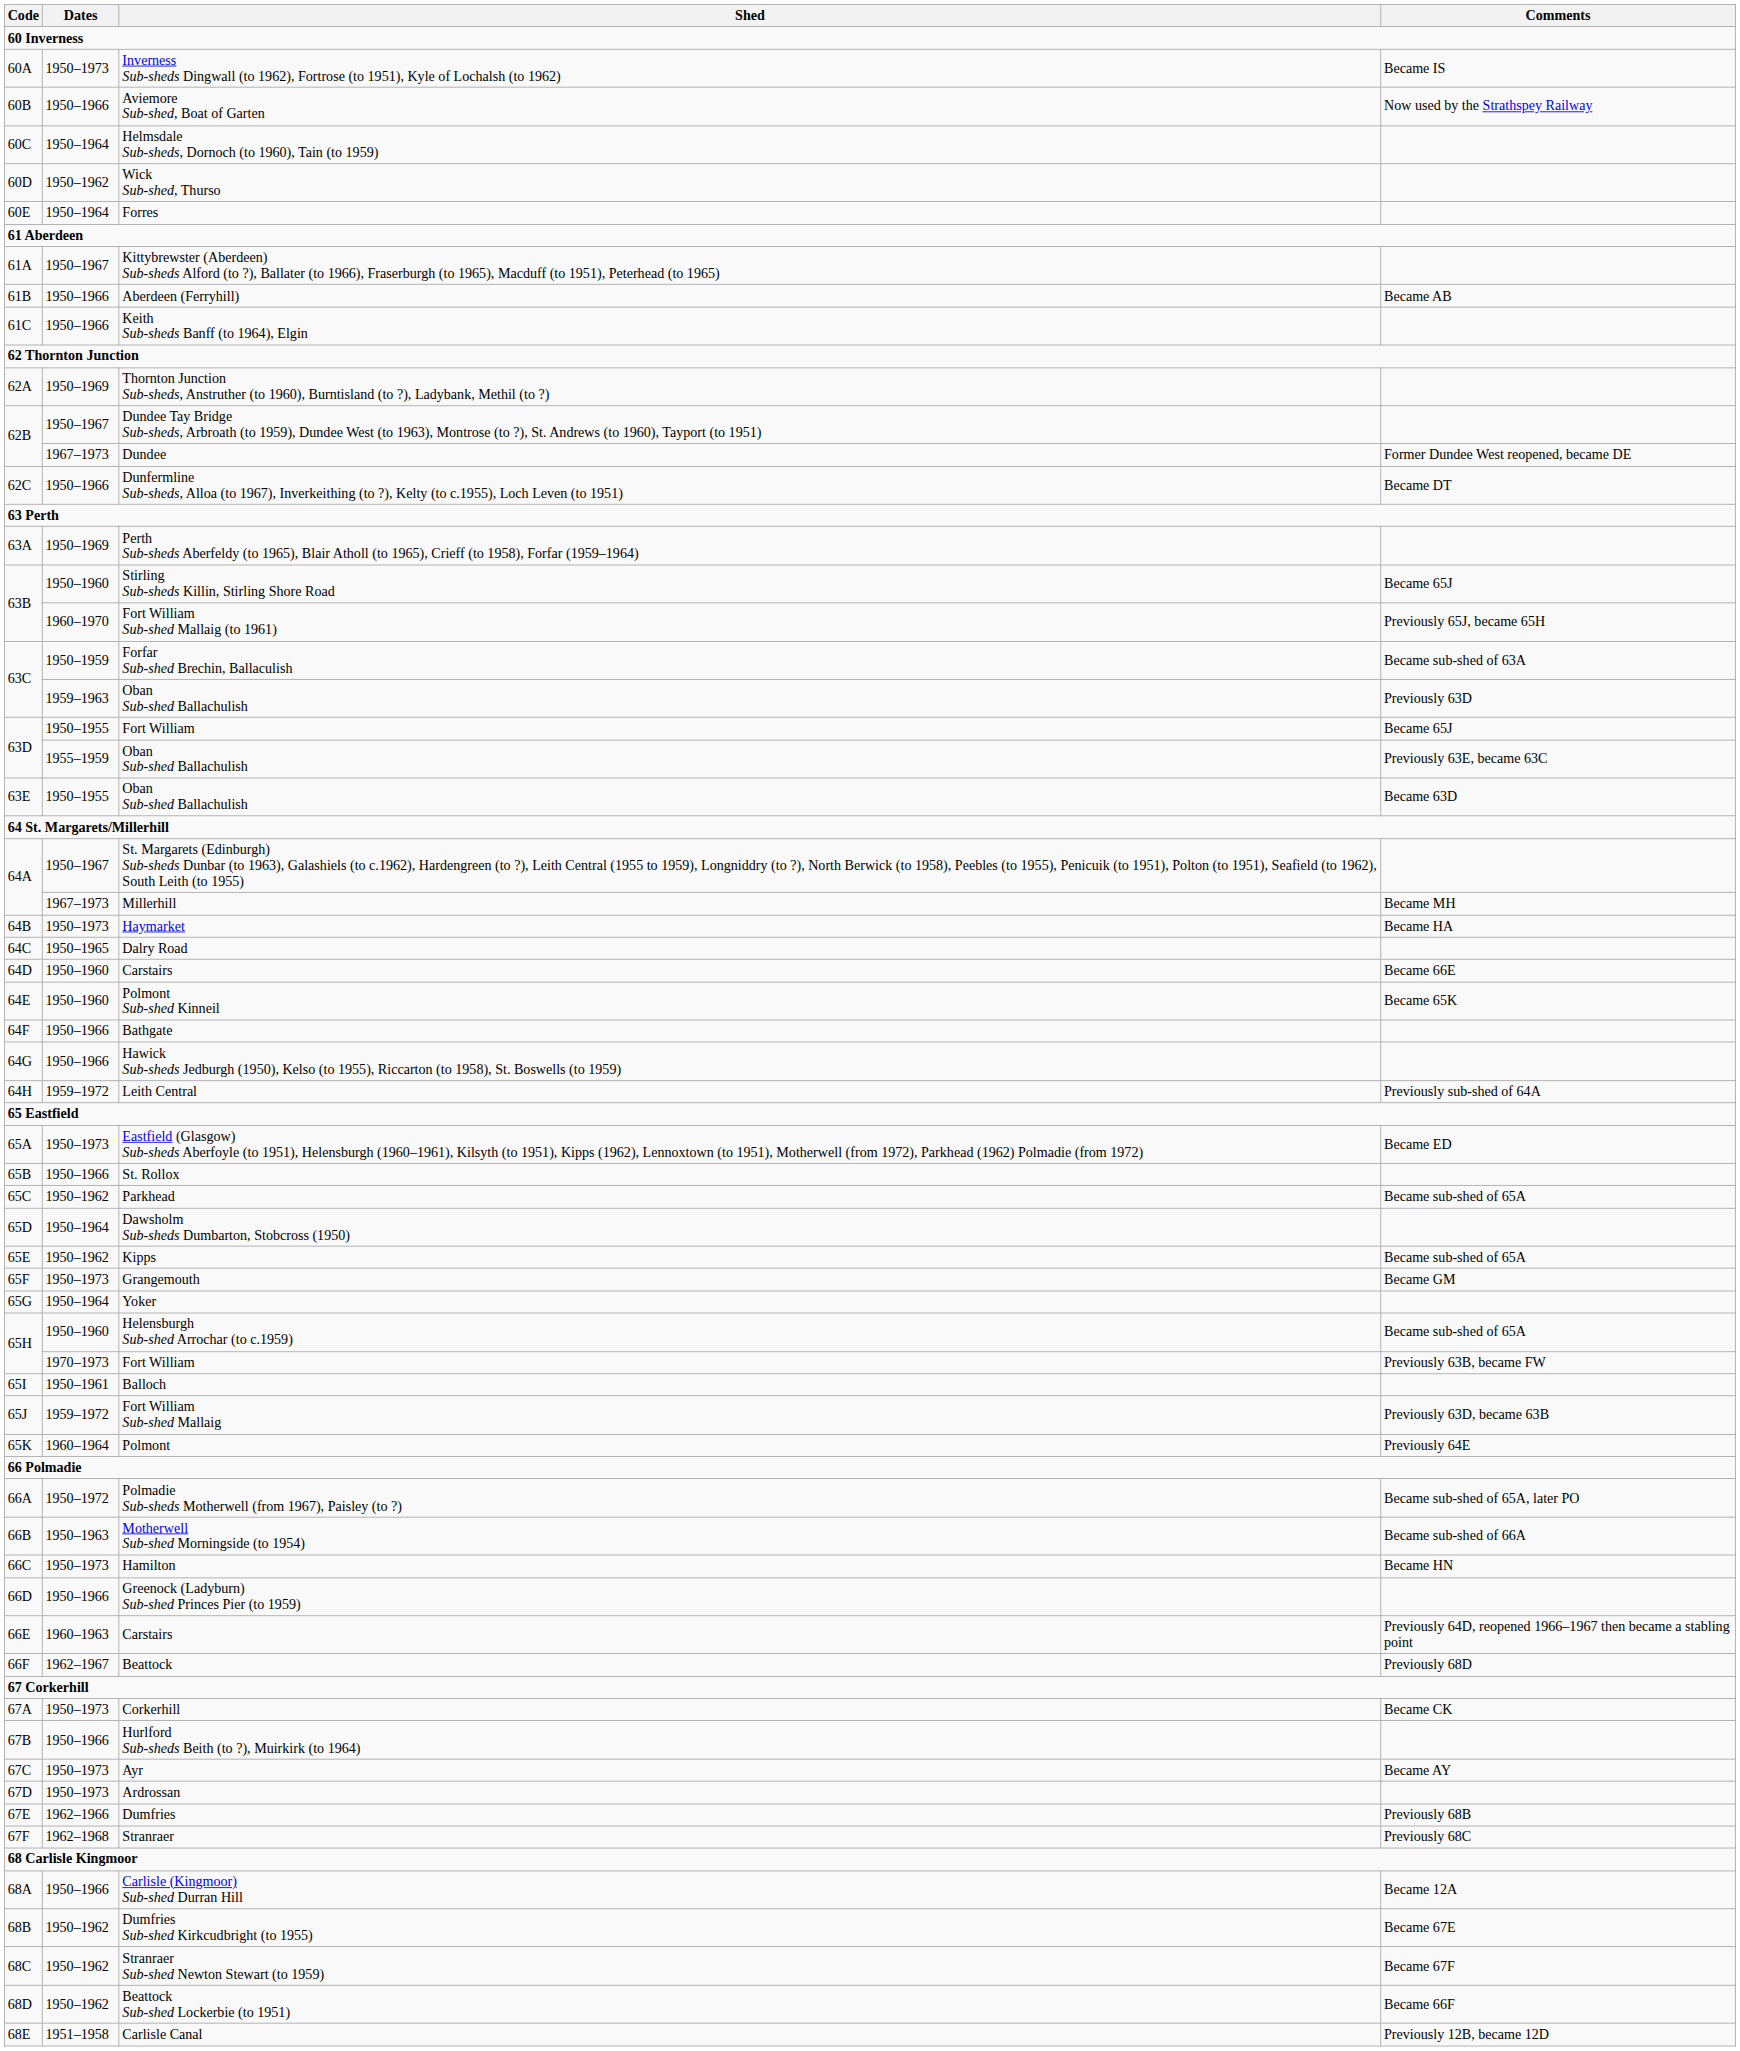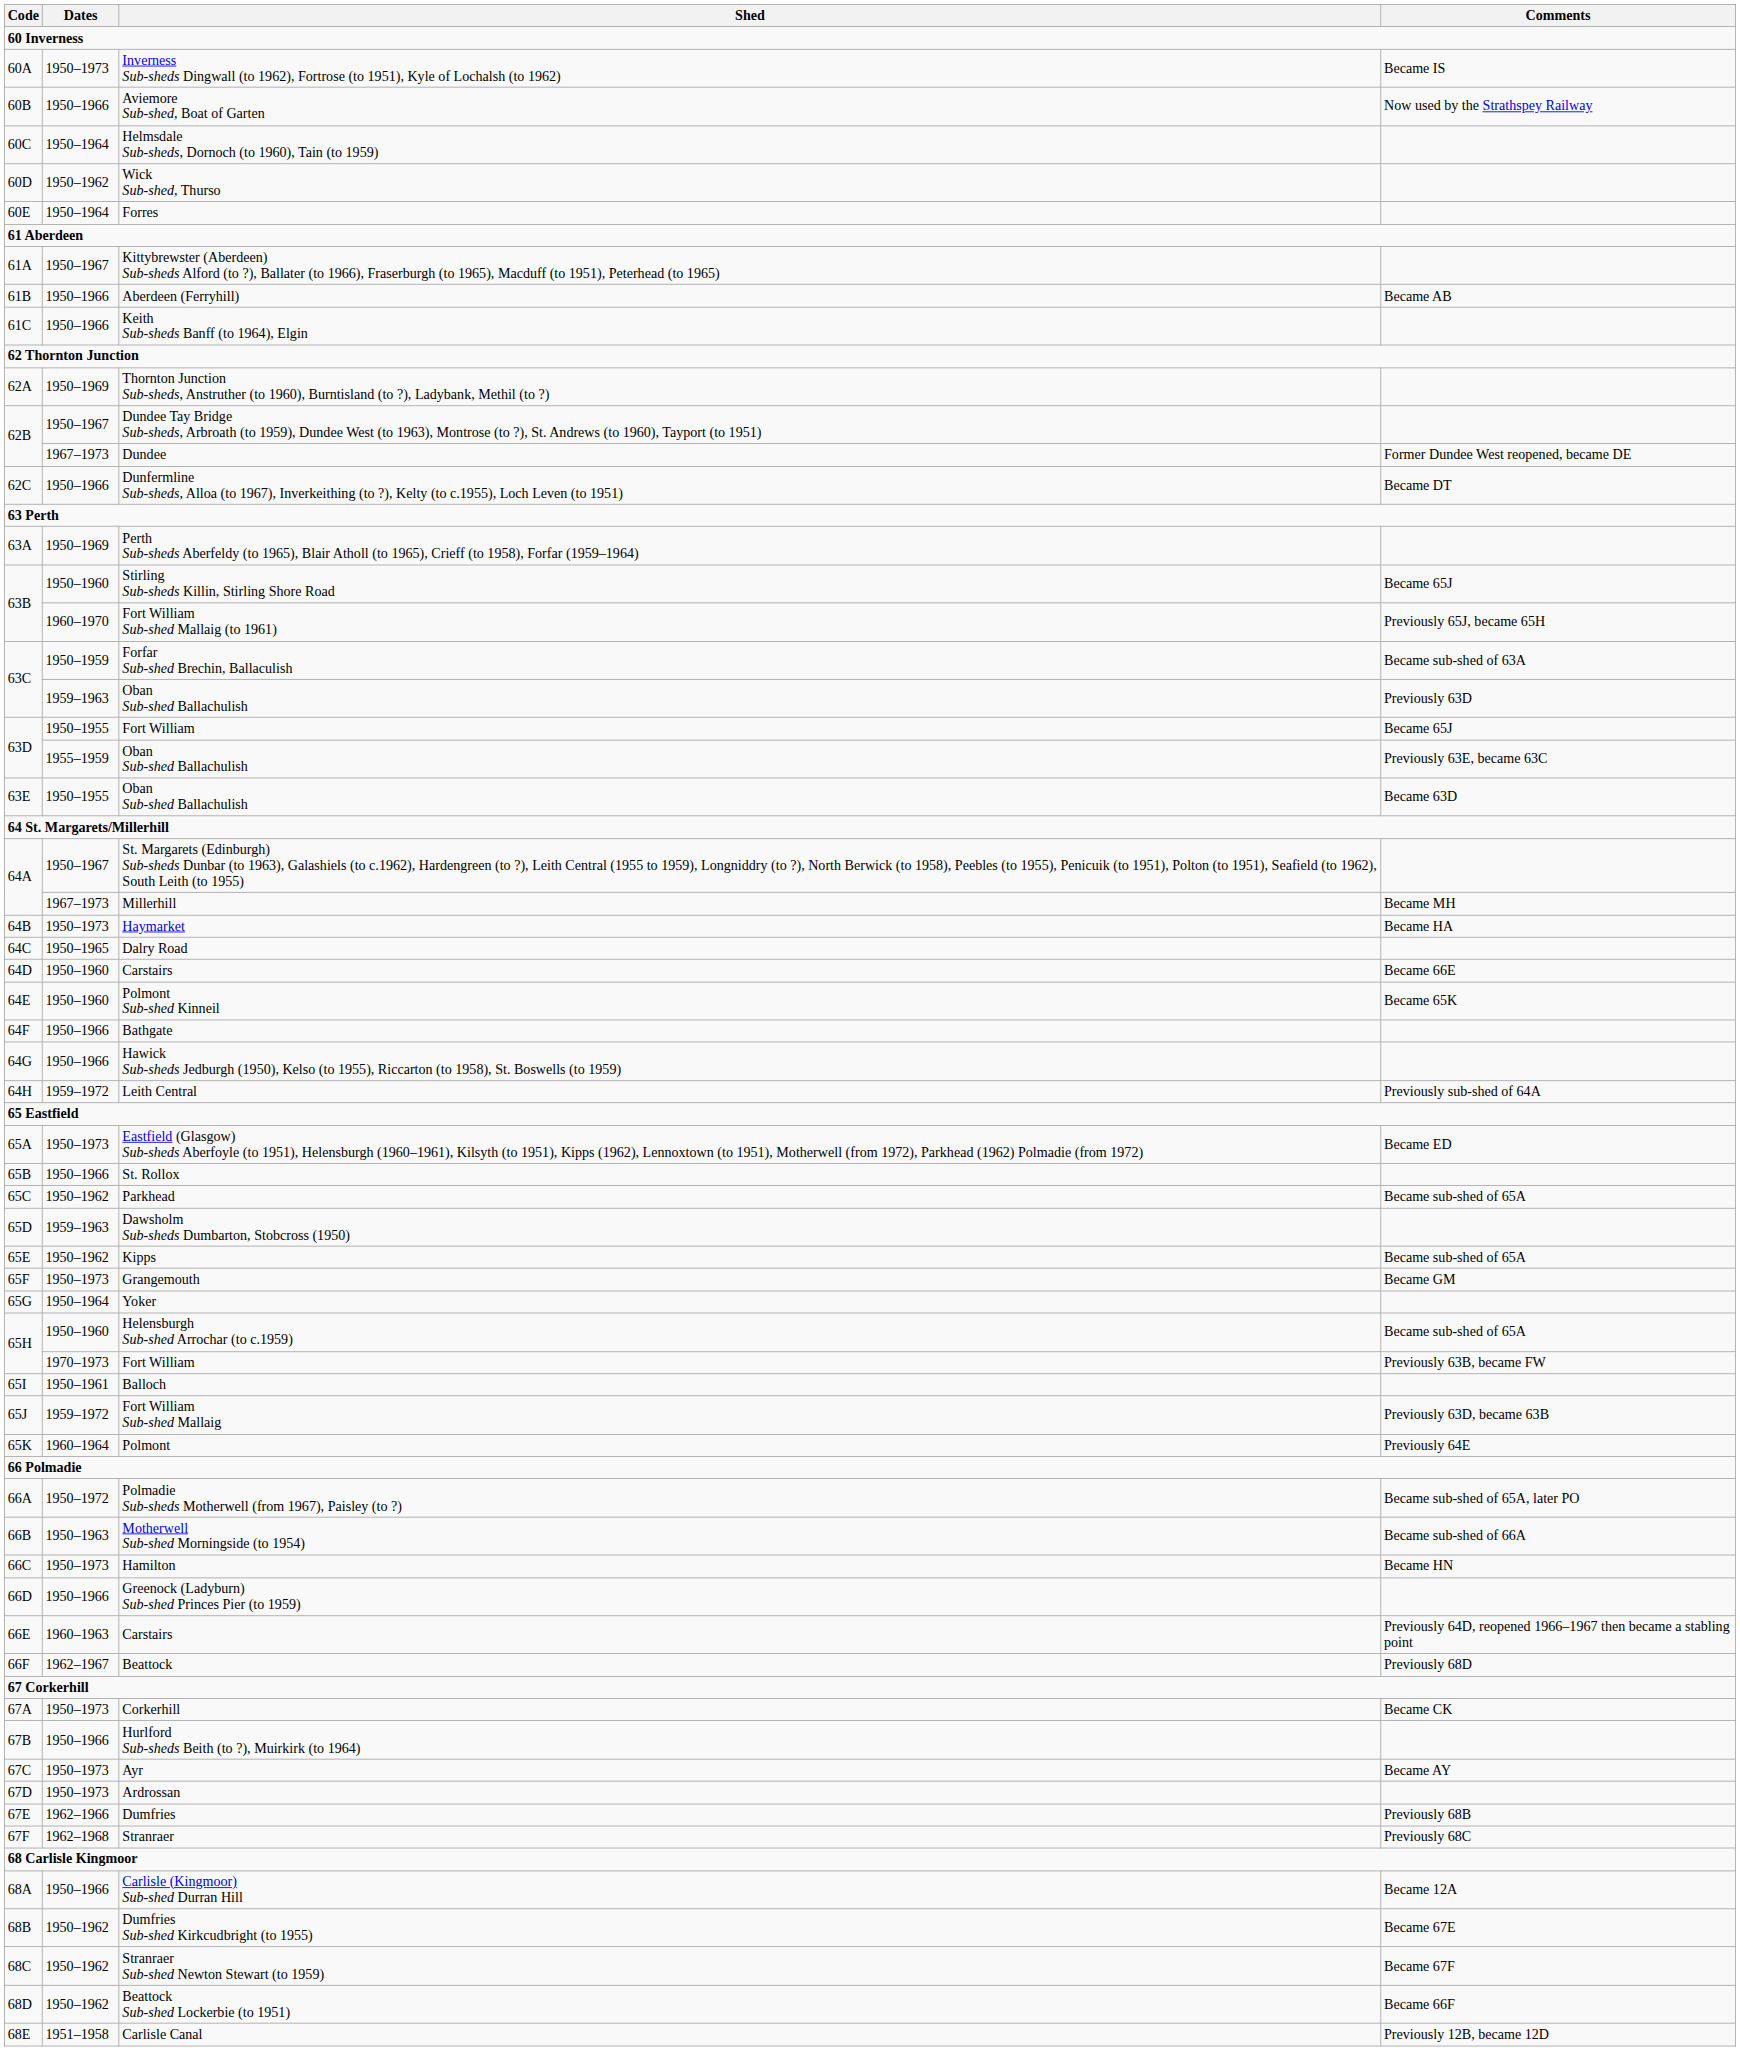(77, 1227) 1950–1964 -> (77, 1227) 1959–1963
